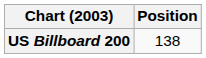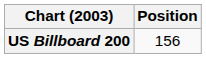(167, 41) 138 -> (167, 41) 156
